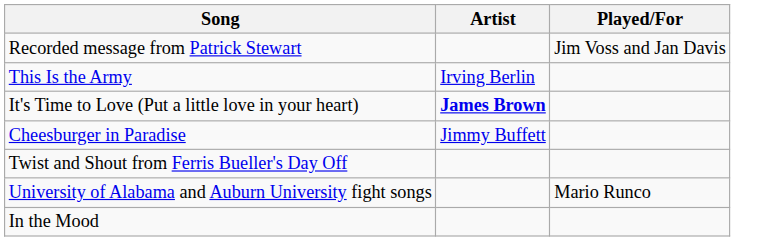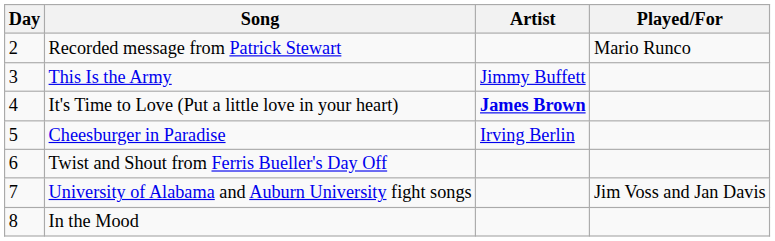+ column: (24, 18)
(640, 47) Jim Voss and Jan Davis -> (642, 47) Mario Runco
(488, 76) Irving Berlin -> (533, 76) Jimmy Buffett
(493, 134) Jimmy Buffett -> (527, 134) Irving Berlin
(603, 192) Mario Runco -> (680, 192) Jim Voss and Jan Davis
